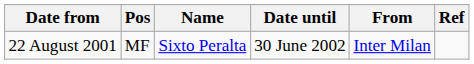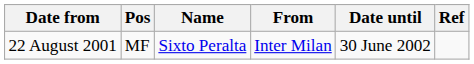columns swapped: (392, 18) <-> (300, 18)
